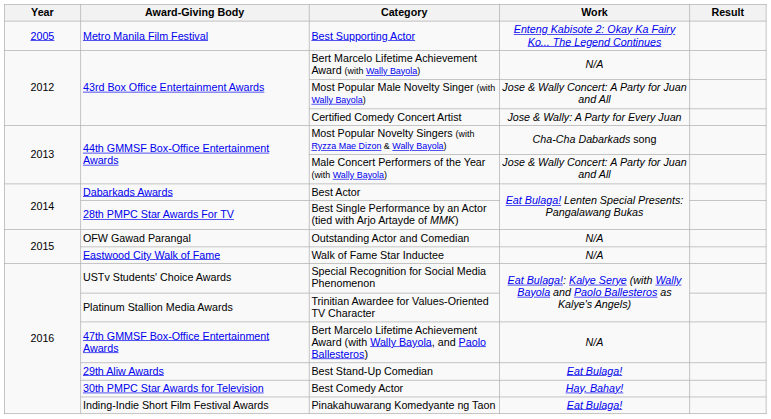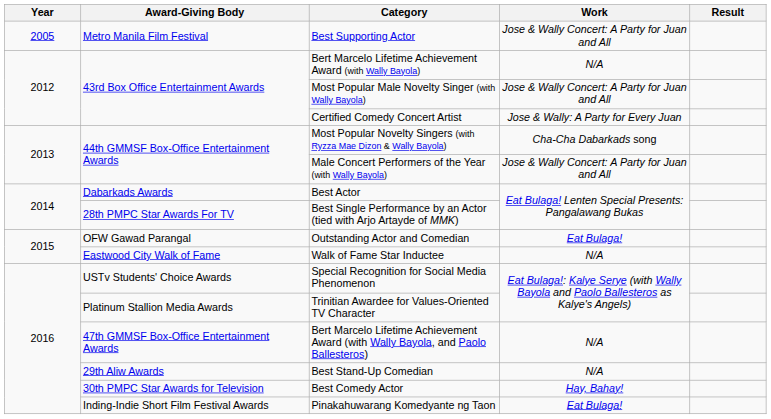(594, 36) Enteng Kabisote 2: Okay Ka Fairy Ko... The Legend Continues -> (594, 36) Jose & Wally Concert: A Party for Juan and All
(594, 238) N/A -> (594, 238) Eat Bulaga!
(594, 371) Eat Bulaga! -> (594, 371) N/A
